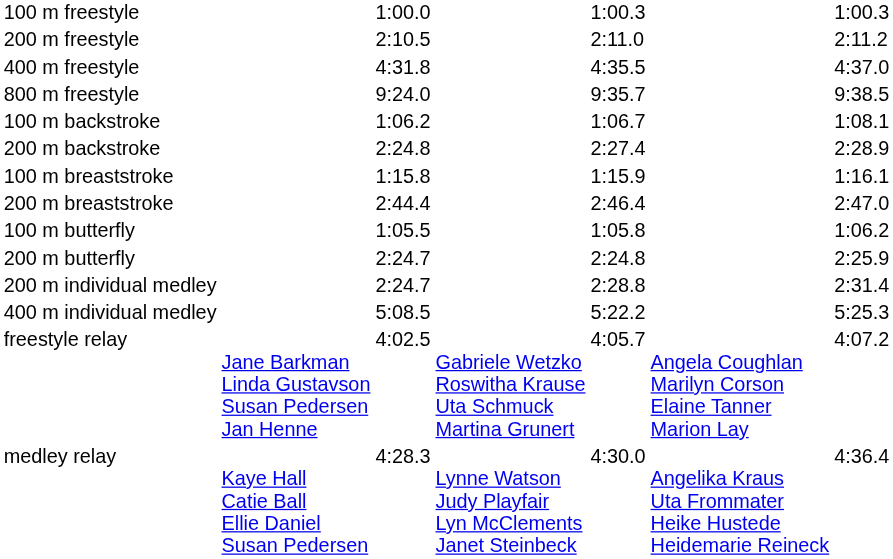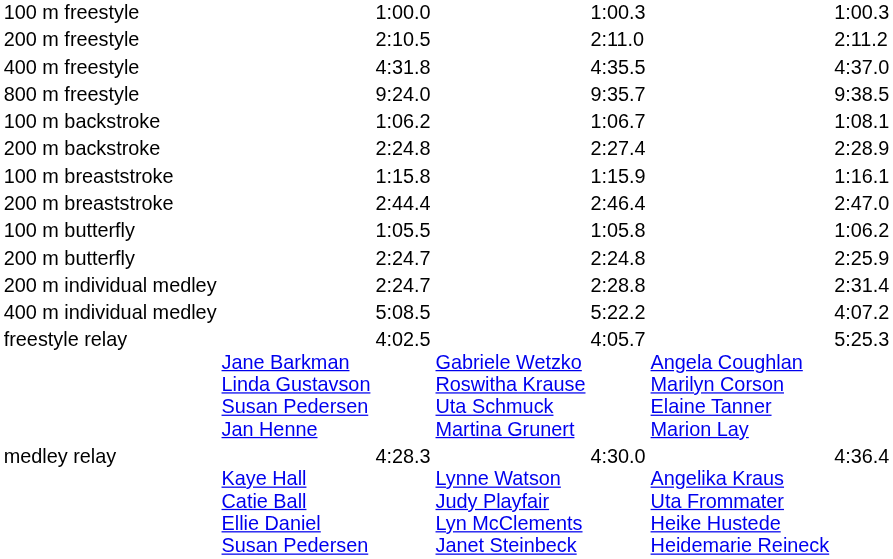(862, 312) 5:25.3 -> (862, 312) 4:07.2
(862, 340) 4:07.2 -> (862, 340) 5:25.3
